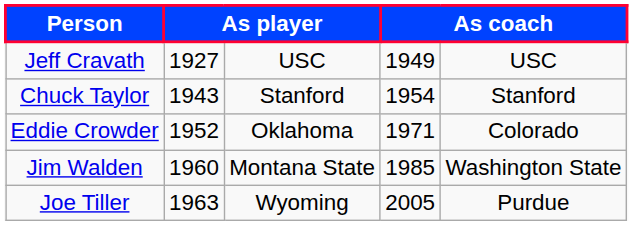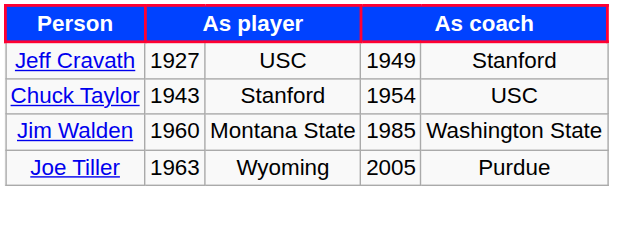(533, 60) USC -> (514, 60) Stanford
(533, 96) Stanford -> (514, 96) USC
- row: (85, 131)
